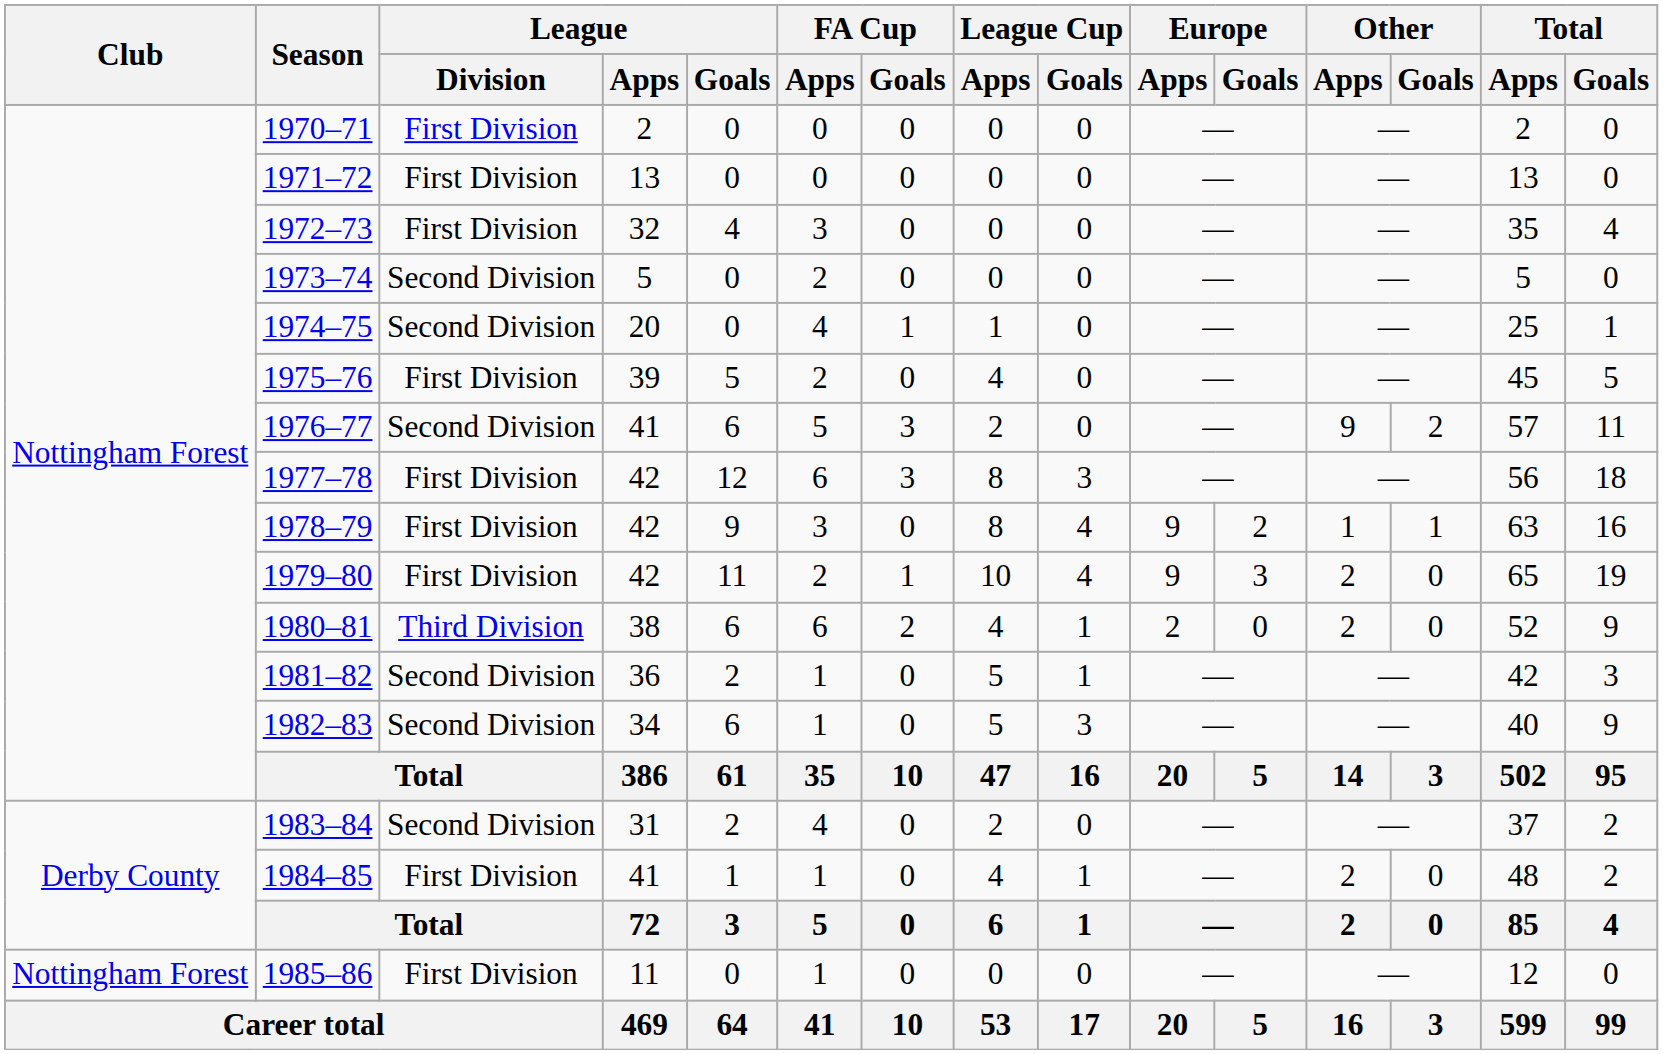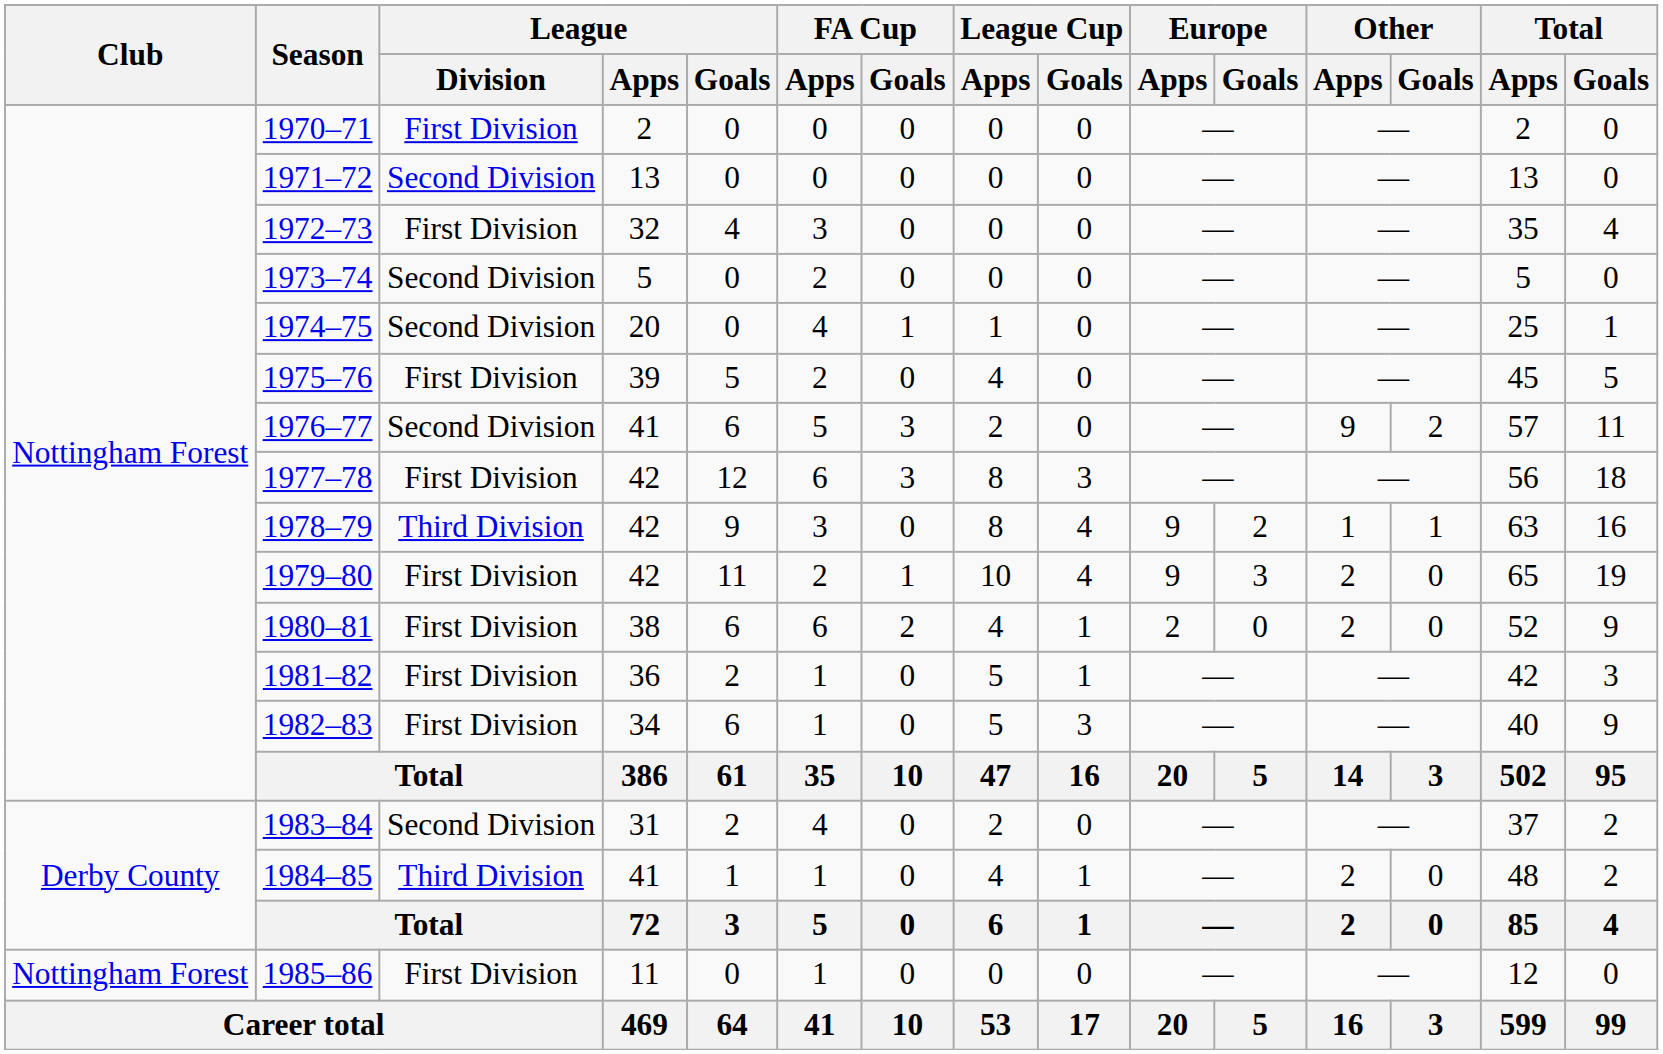(491, 178) First Division -> (491, 178) Second Division
(491, 526) First Division -> (491, 526) Third Division
(491, 626) Third Division -> (491, 626) First Division
(491, 675) Second Division -> (491, 675) First Division
(491, 725) Second Division -> (491, 725) First Division
(491, 874) First Division -> (491, 874) Third Division
